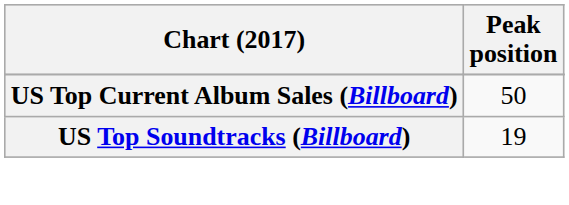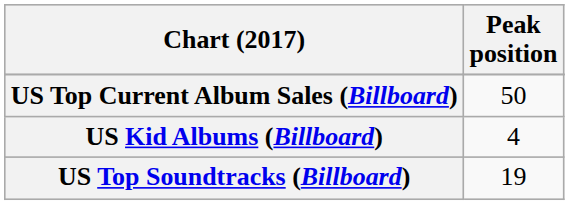+ row: (234, 136)
